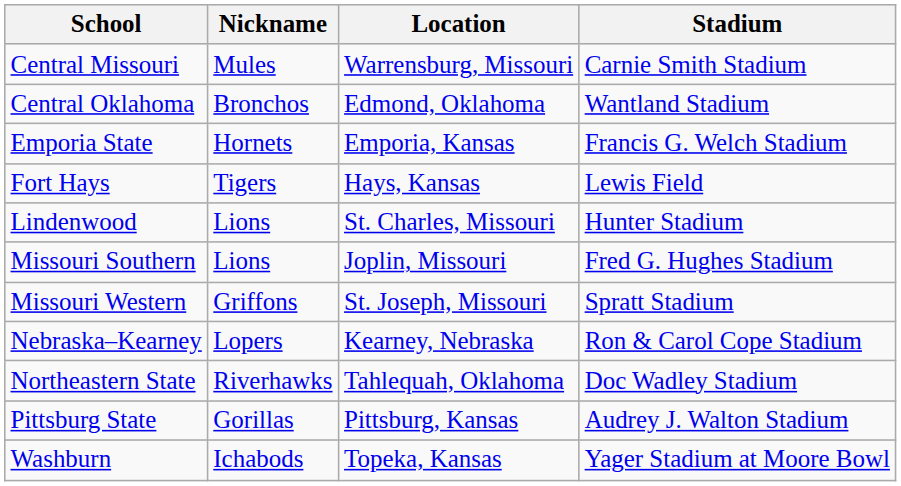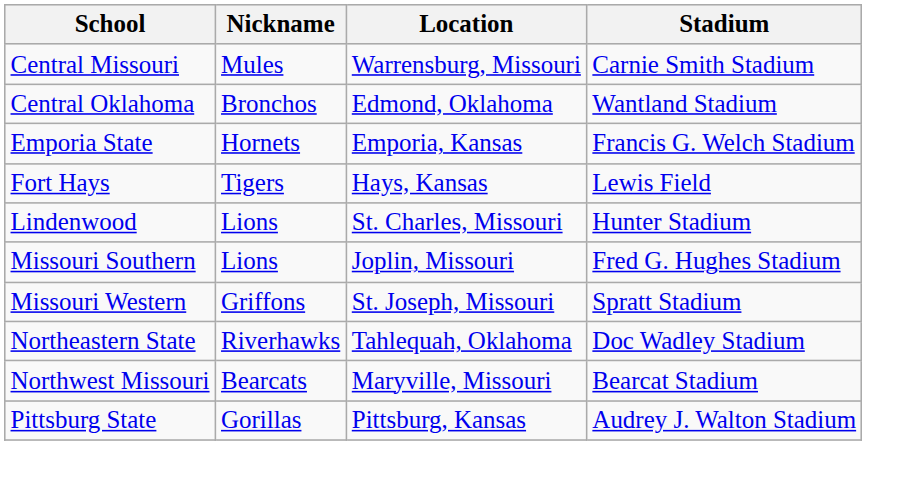- row: (106, 340)
+ row: (110, 380)
- row: (61, 459)
